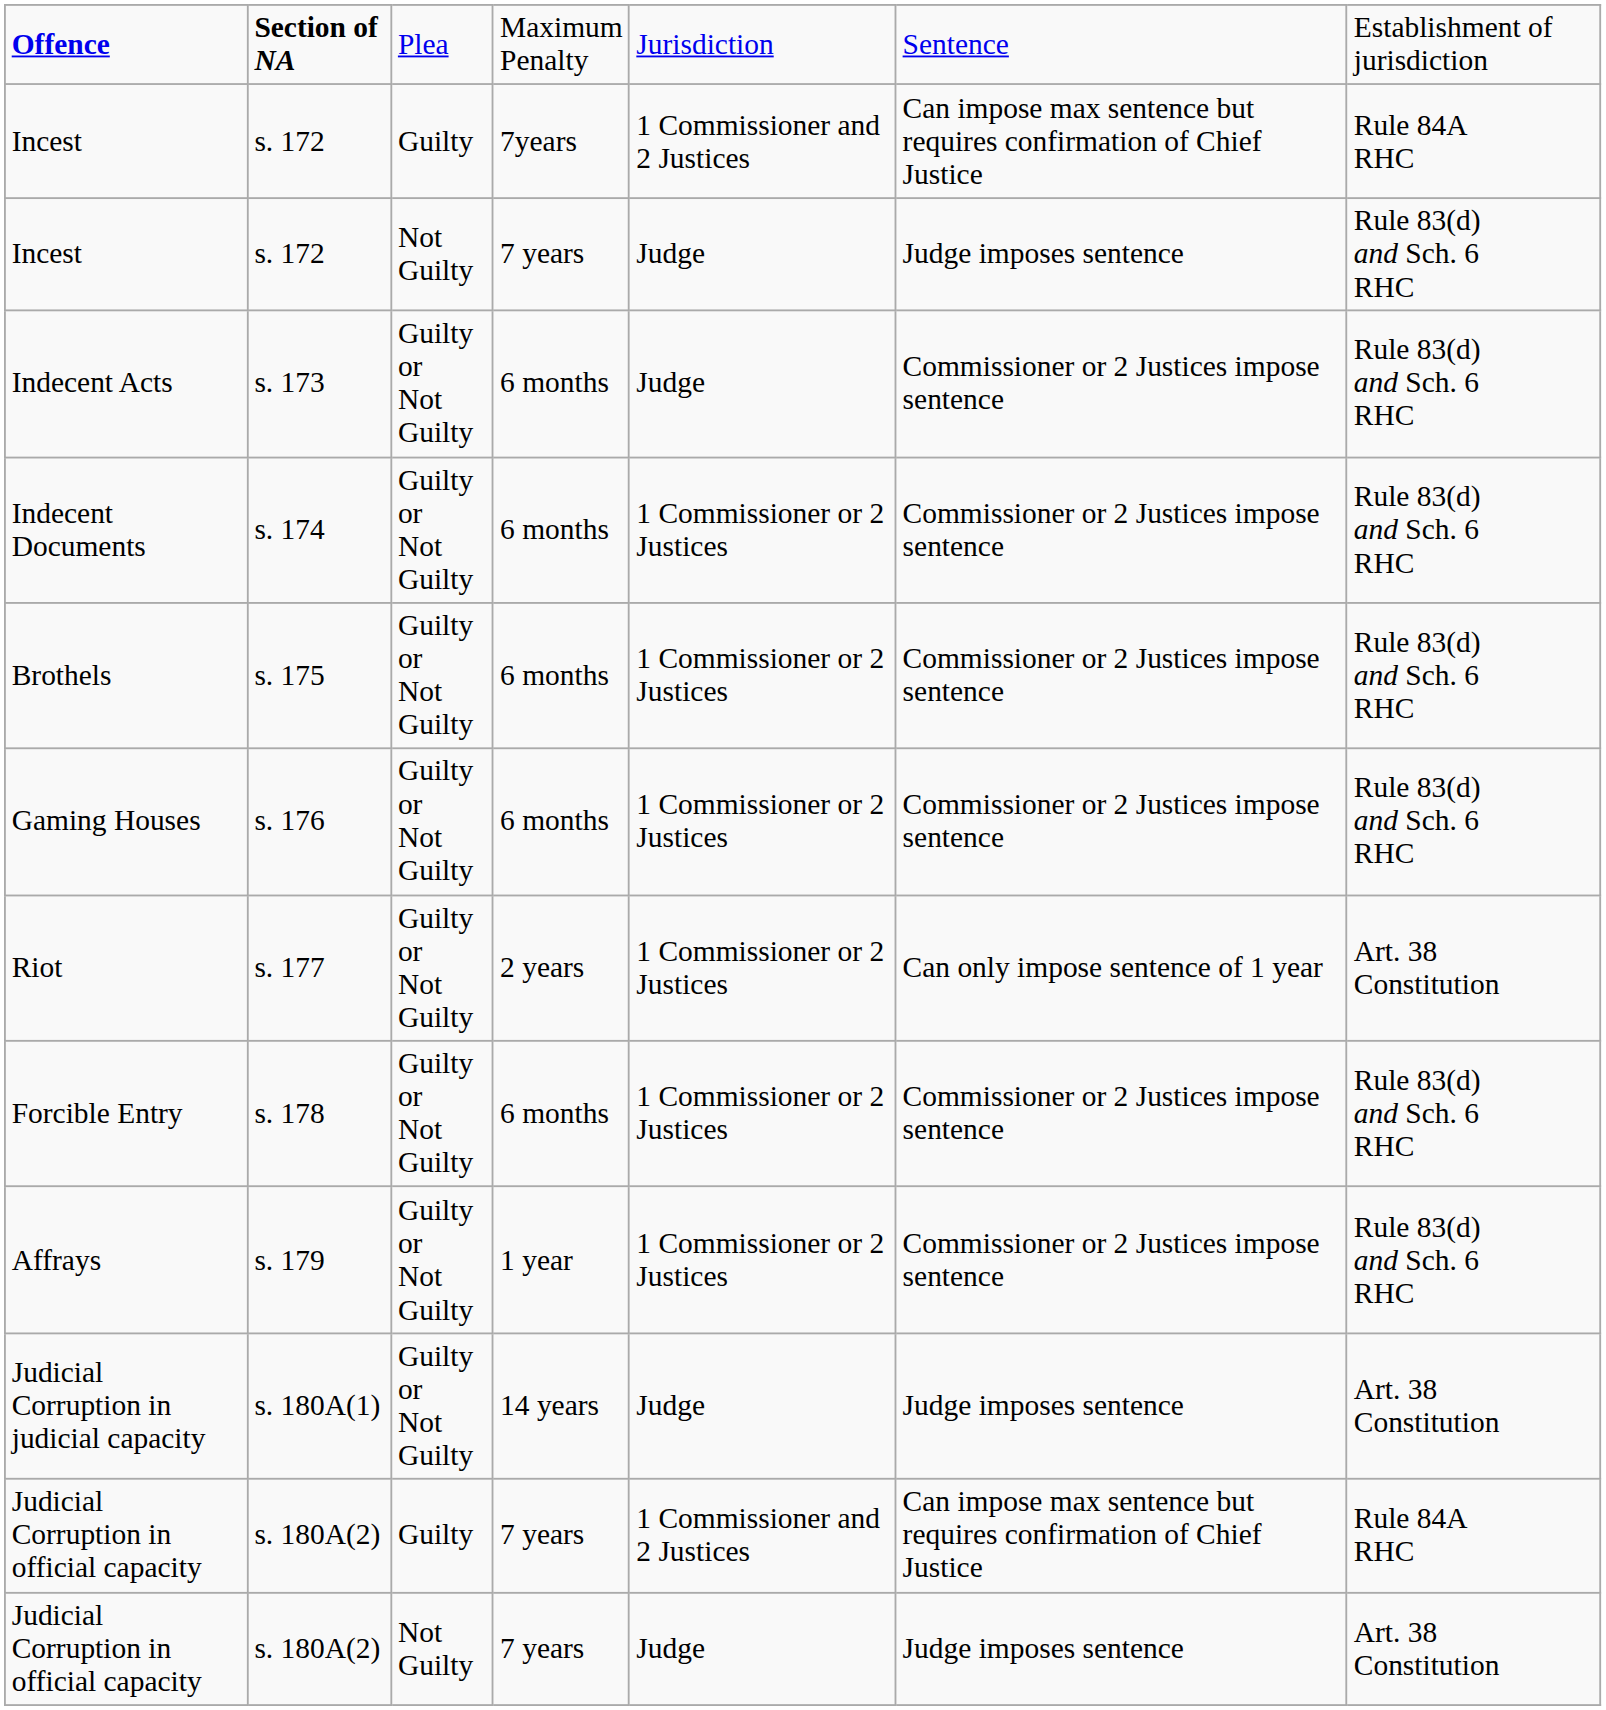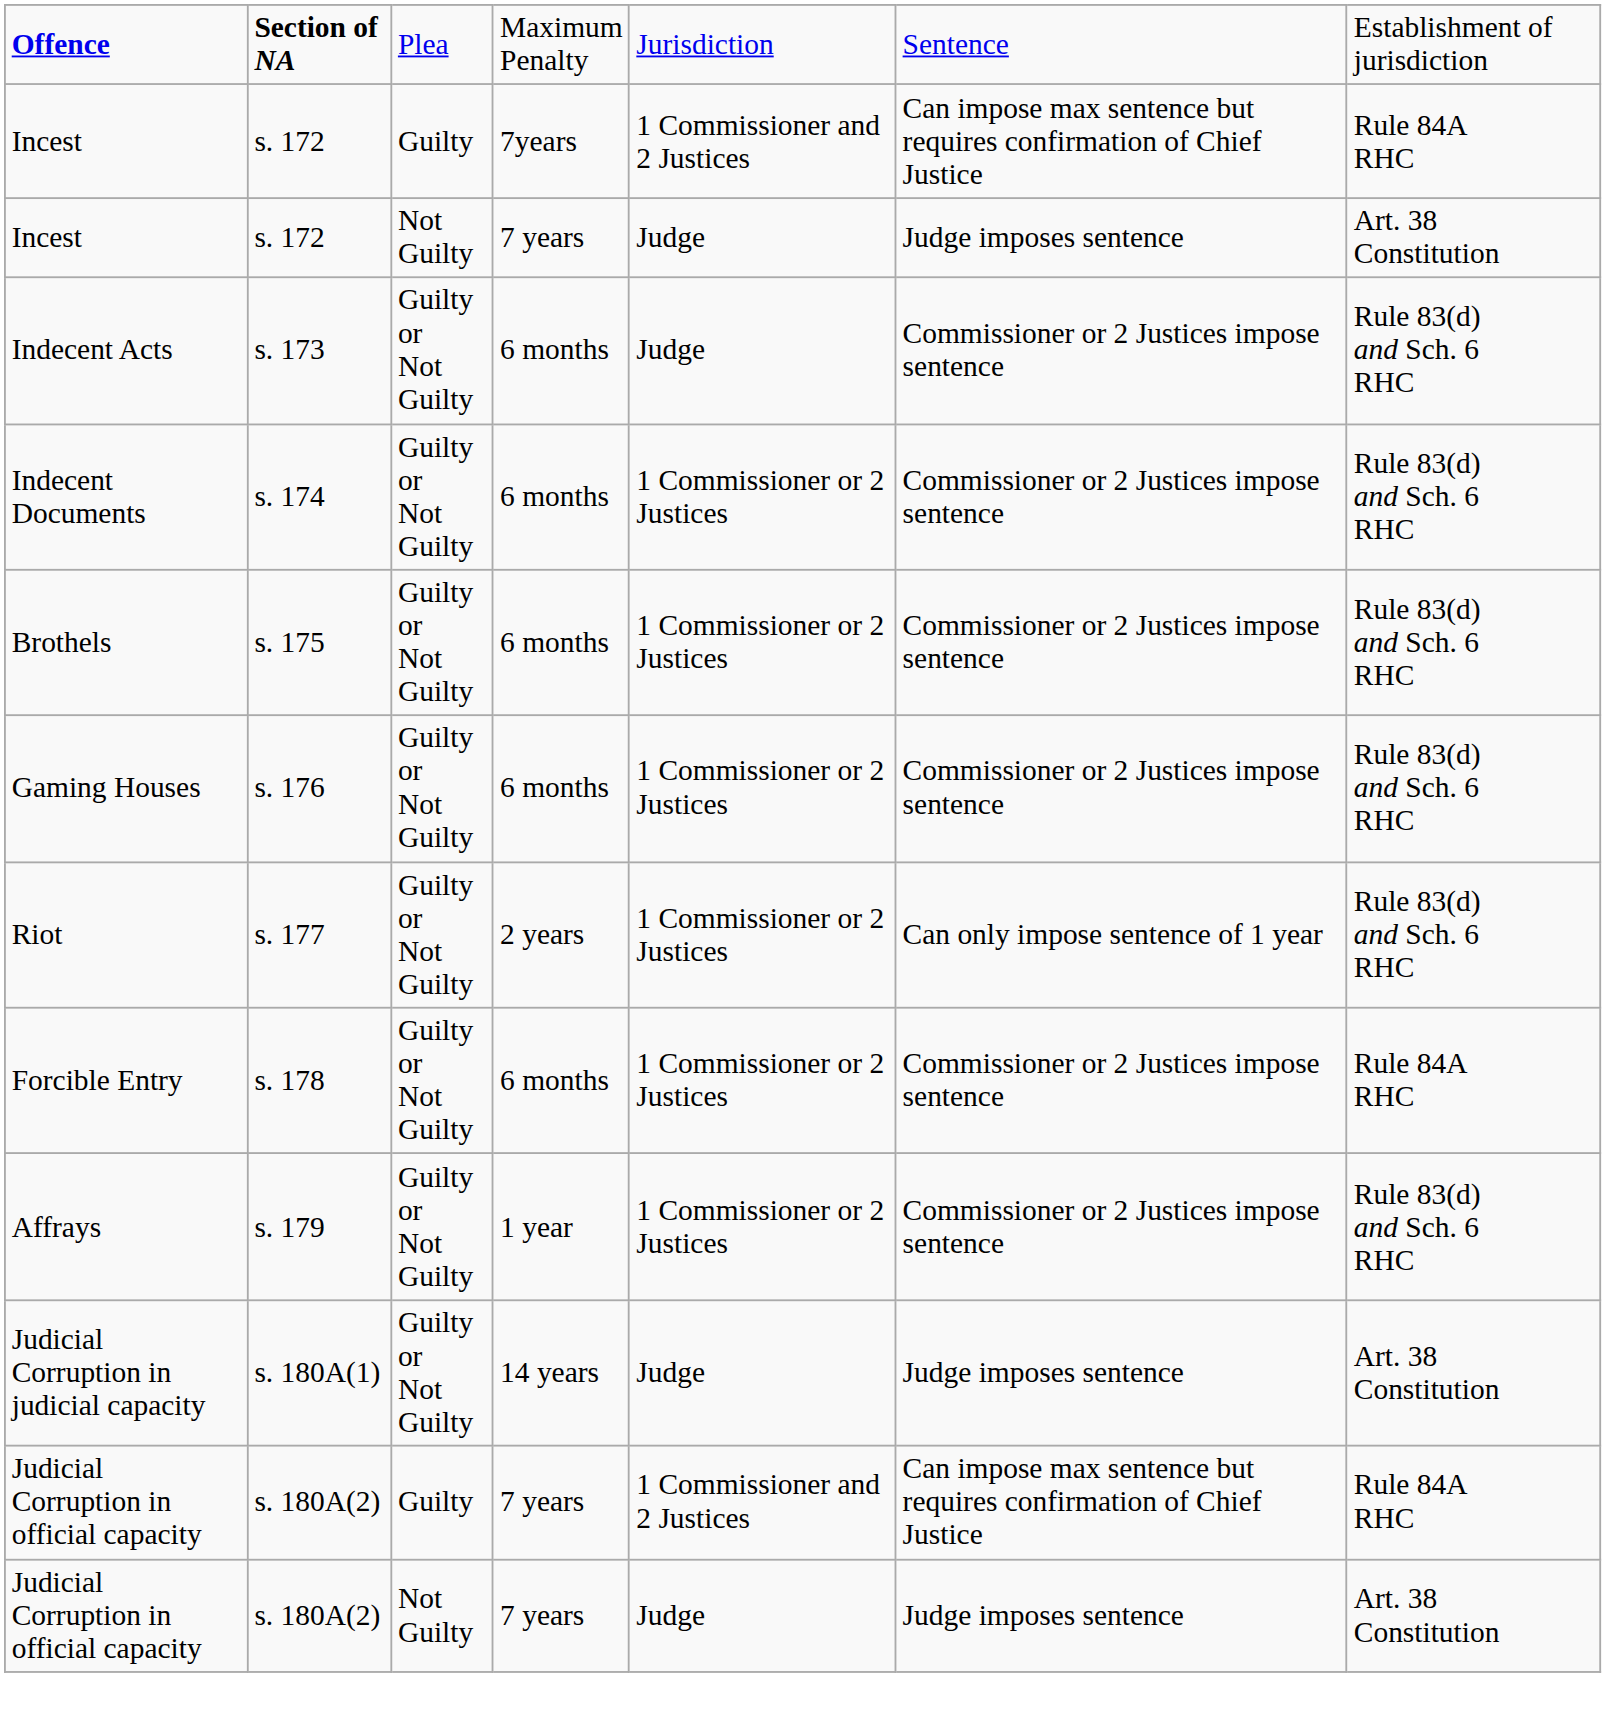(1417, 253) Rule 83(d) and Sch. 6 RHC -> (1427, 237) Art. 38 Constitution
(1427, 967) Art. 38 Constitution -> (1417, 934) Rule 83(d) and Sch. 6 RHC
(1417, 1113) Rule 83(d) and Sch. 6 RHC -> (1411, 1080) Rule 84A RHC
